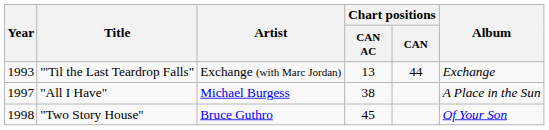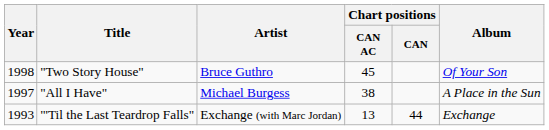rows swapped: (117, 72) <-> (92, 114)
